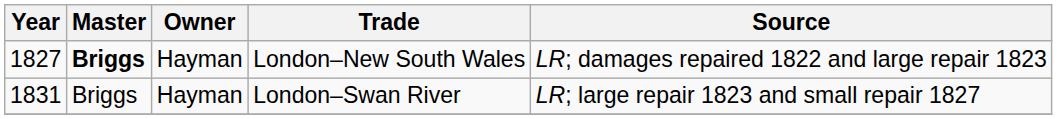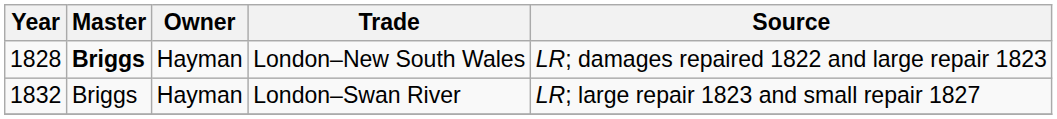(36, 59) 1827 -> (36, 59) 1828
(36, 95) 1831 -> (36, 95) 1832
